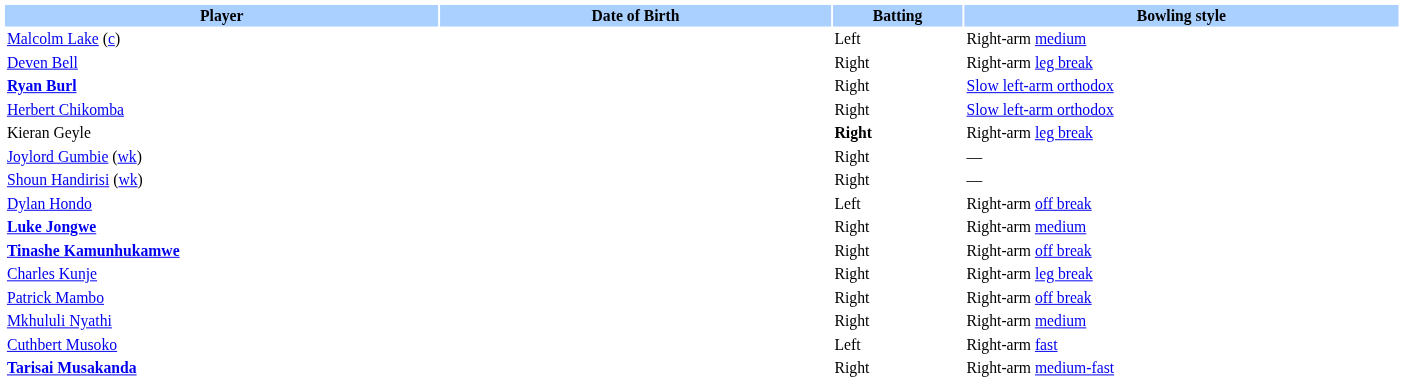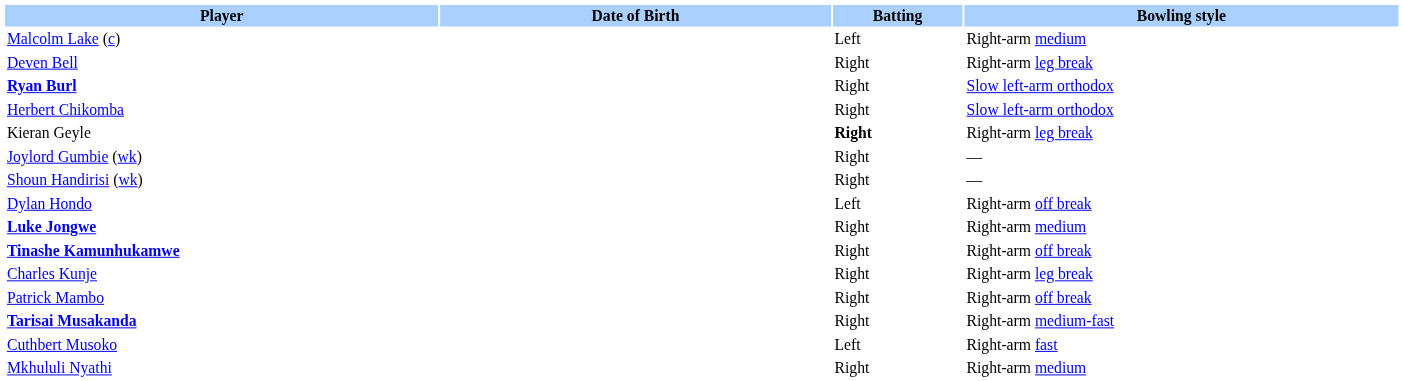rows swapped: (72, 368) <-> (59, 321)
